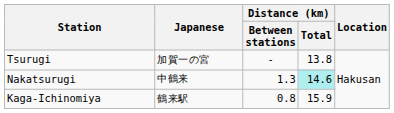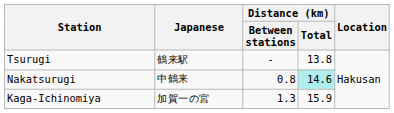(183, 60) 加賀一の宮 -> (173, 60) 鶴来駅
(286, 79) 1.3 -> (286, 79) 0.8
(173, 98) 鶴来駅 -> (183, 98) 加賀一の宮
(286, 99) 0.8 -> (286, 99) 1.3
